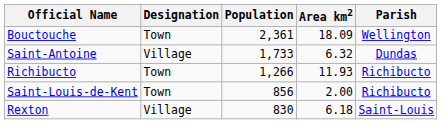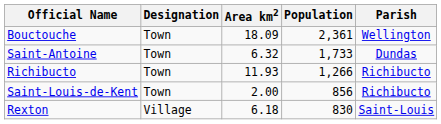columns swapped: (326, 15) <-> (259, 15)
(168, 54) Village -> (157, 54) Town
